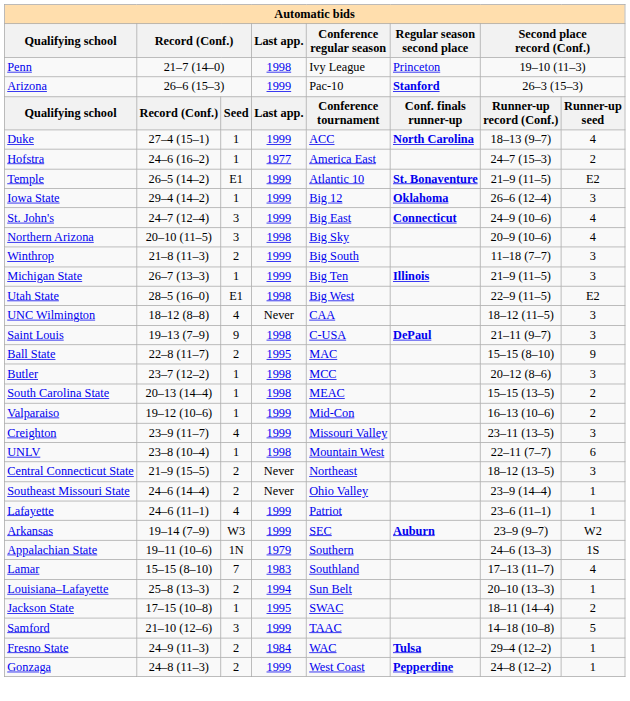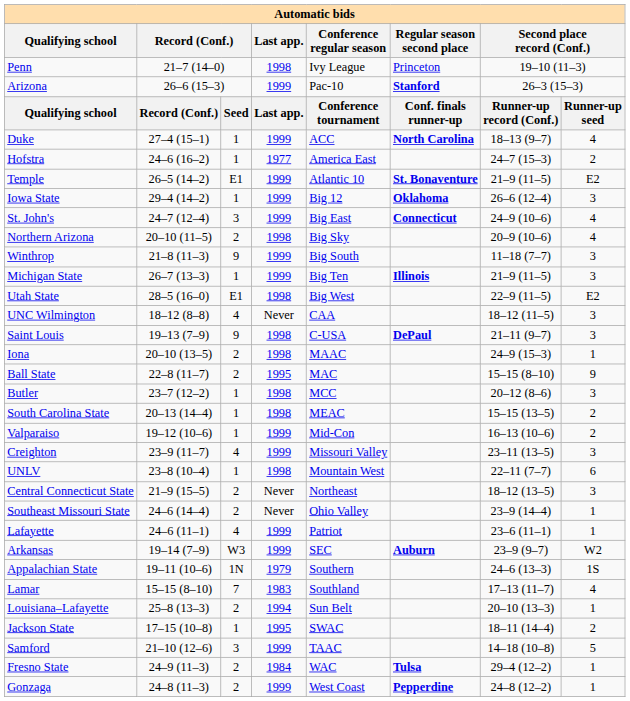(236, 237) 3 -> (236, 237) 2
(236, 256) 2 -> (236, 256) 9
+ row: (18, 354)
